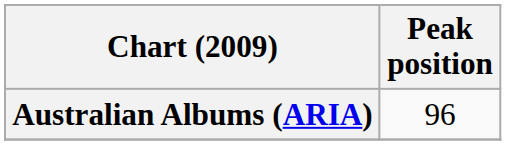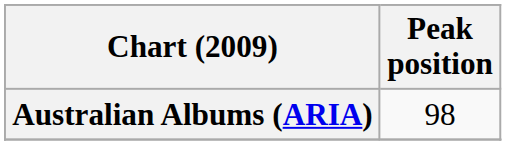(440, 113) 96 -> (440, 113) 98
